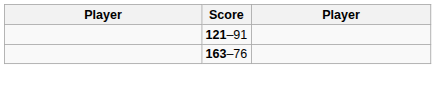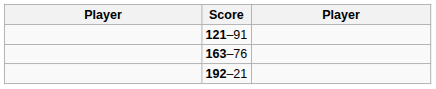+ row: (226, 74)
